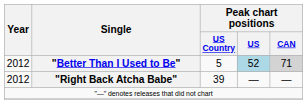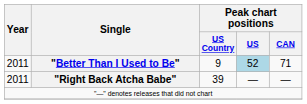(18, 63) 2012 -> (18, 63) 2011
(219, 63) 5 -> (218, 63) 9
(286, 63) lightgrey background -> (286, 63) no background
(18, 79) 2012 -> (18, 79) 2011
